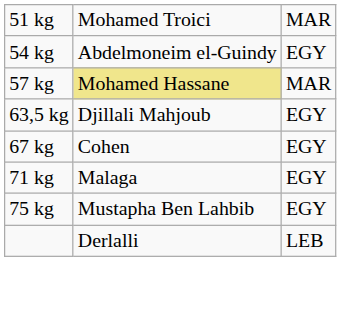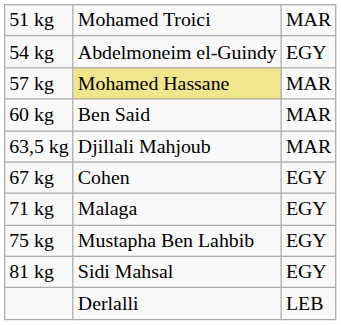+ row: (32, 114)
(306, 114) EGY -> (309, 146) MAR
+ row: (32, 271)
